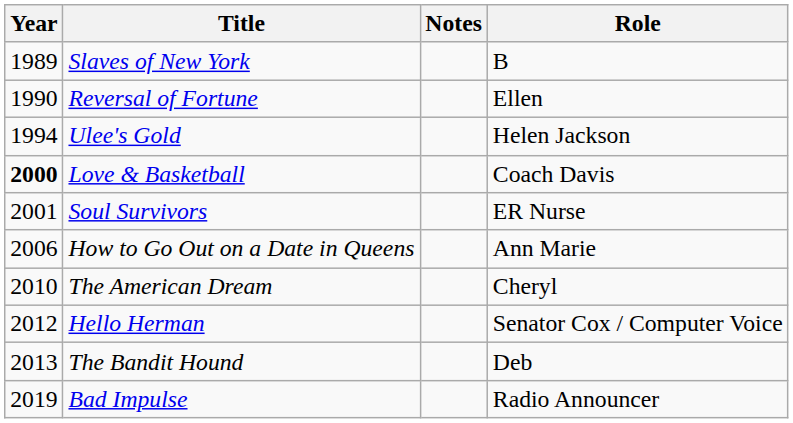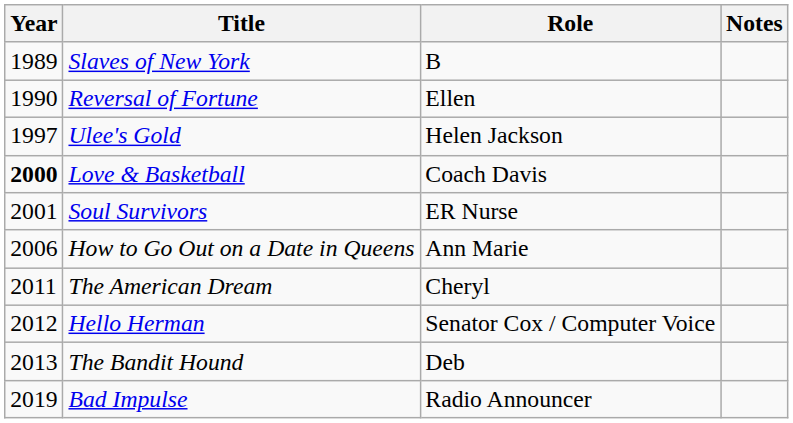columns swapped: (638, 23) <-> (454, 23)
(34, 135) 1994 -> (34, 135) 1997
(34, 286) 2010 -> (33, 286) 2011
